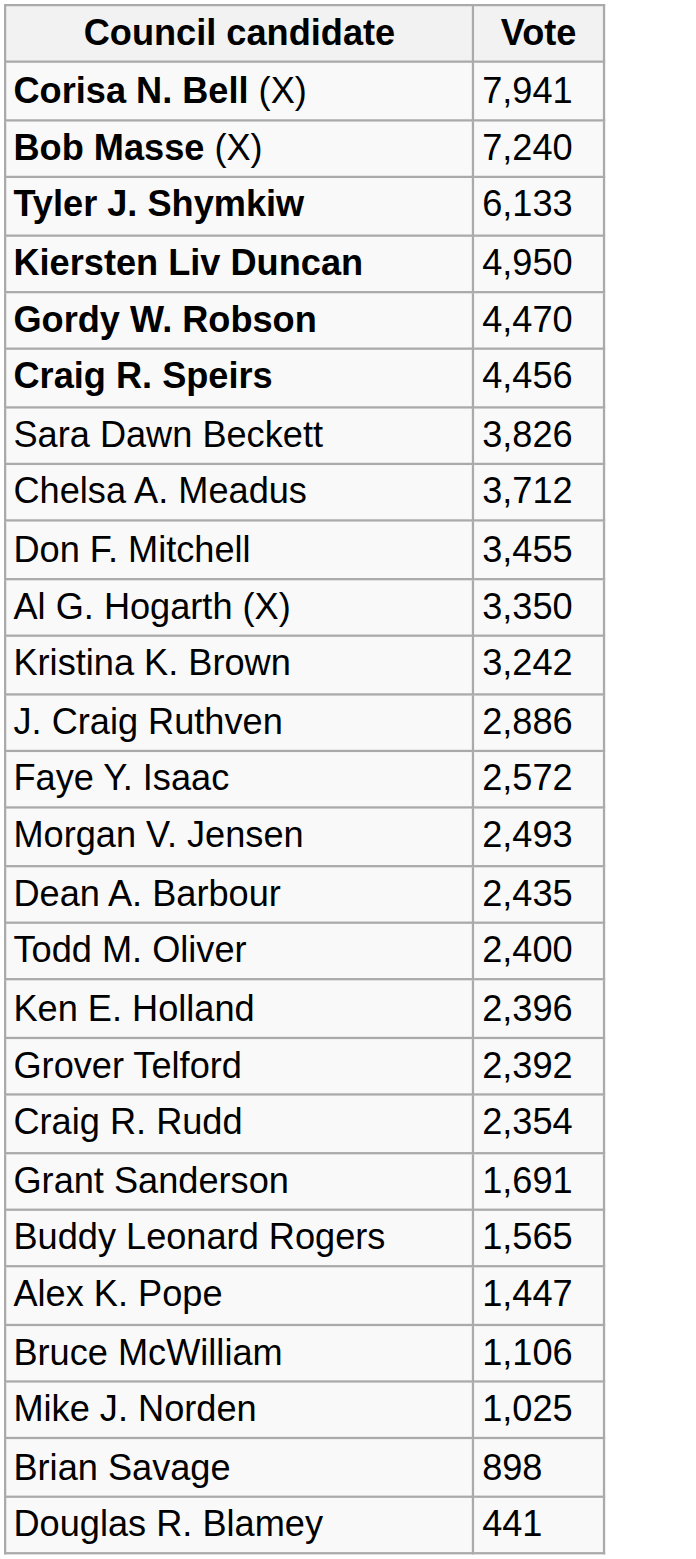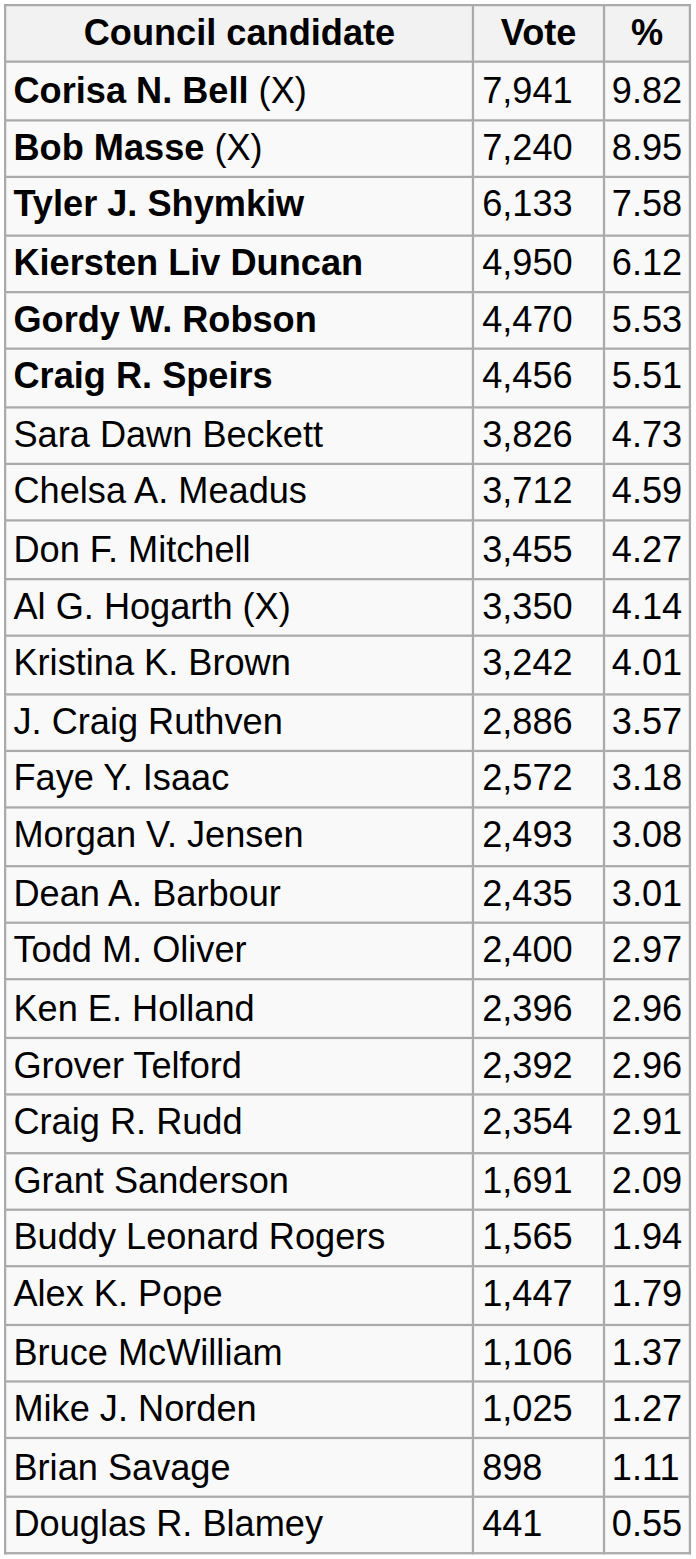+ column: (647, 33)
